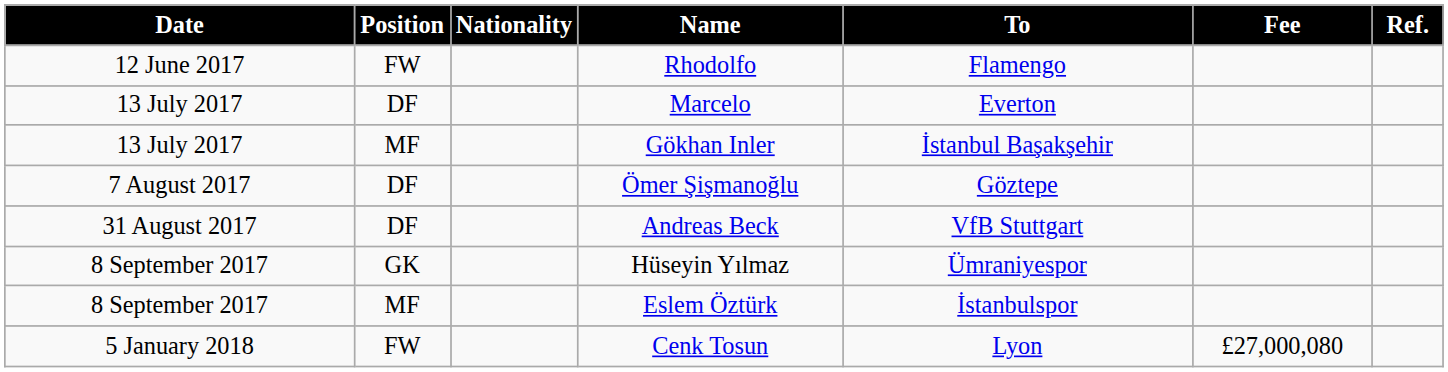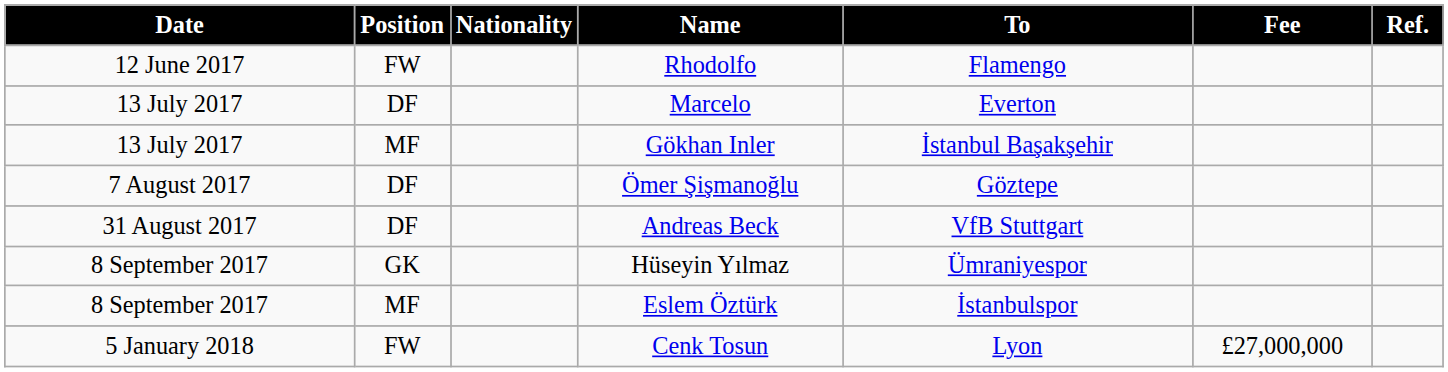(1282, 346) £27,000,080 -> (1282, 346) £27,000,000
